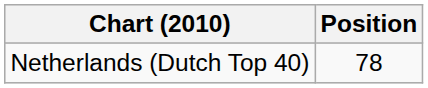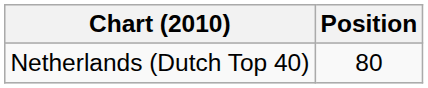(369, 62) 78 -> (369, 62) 80
